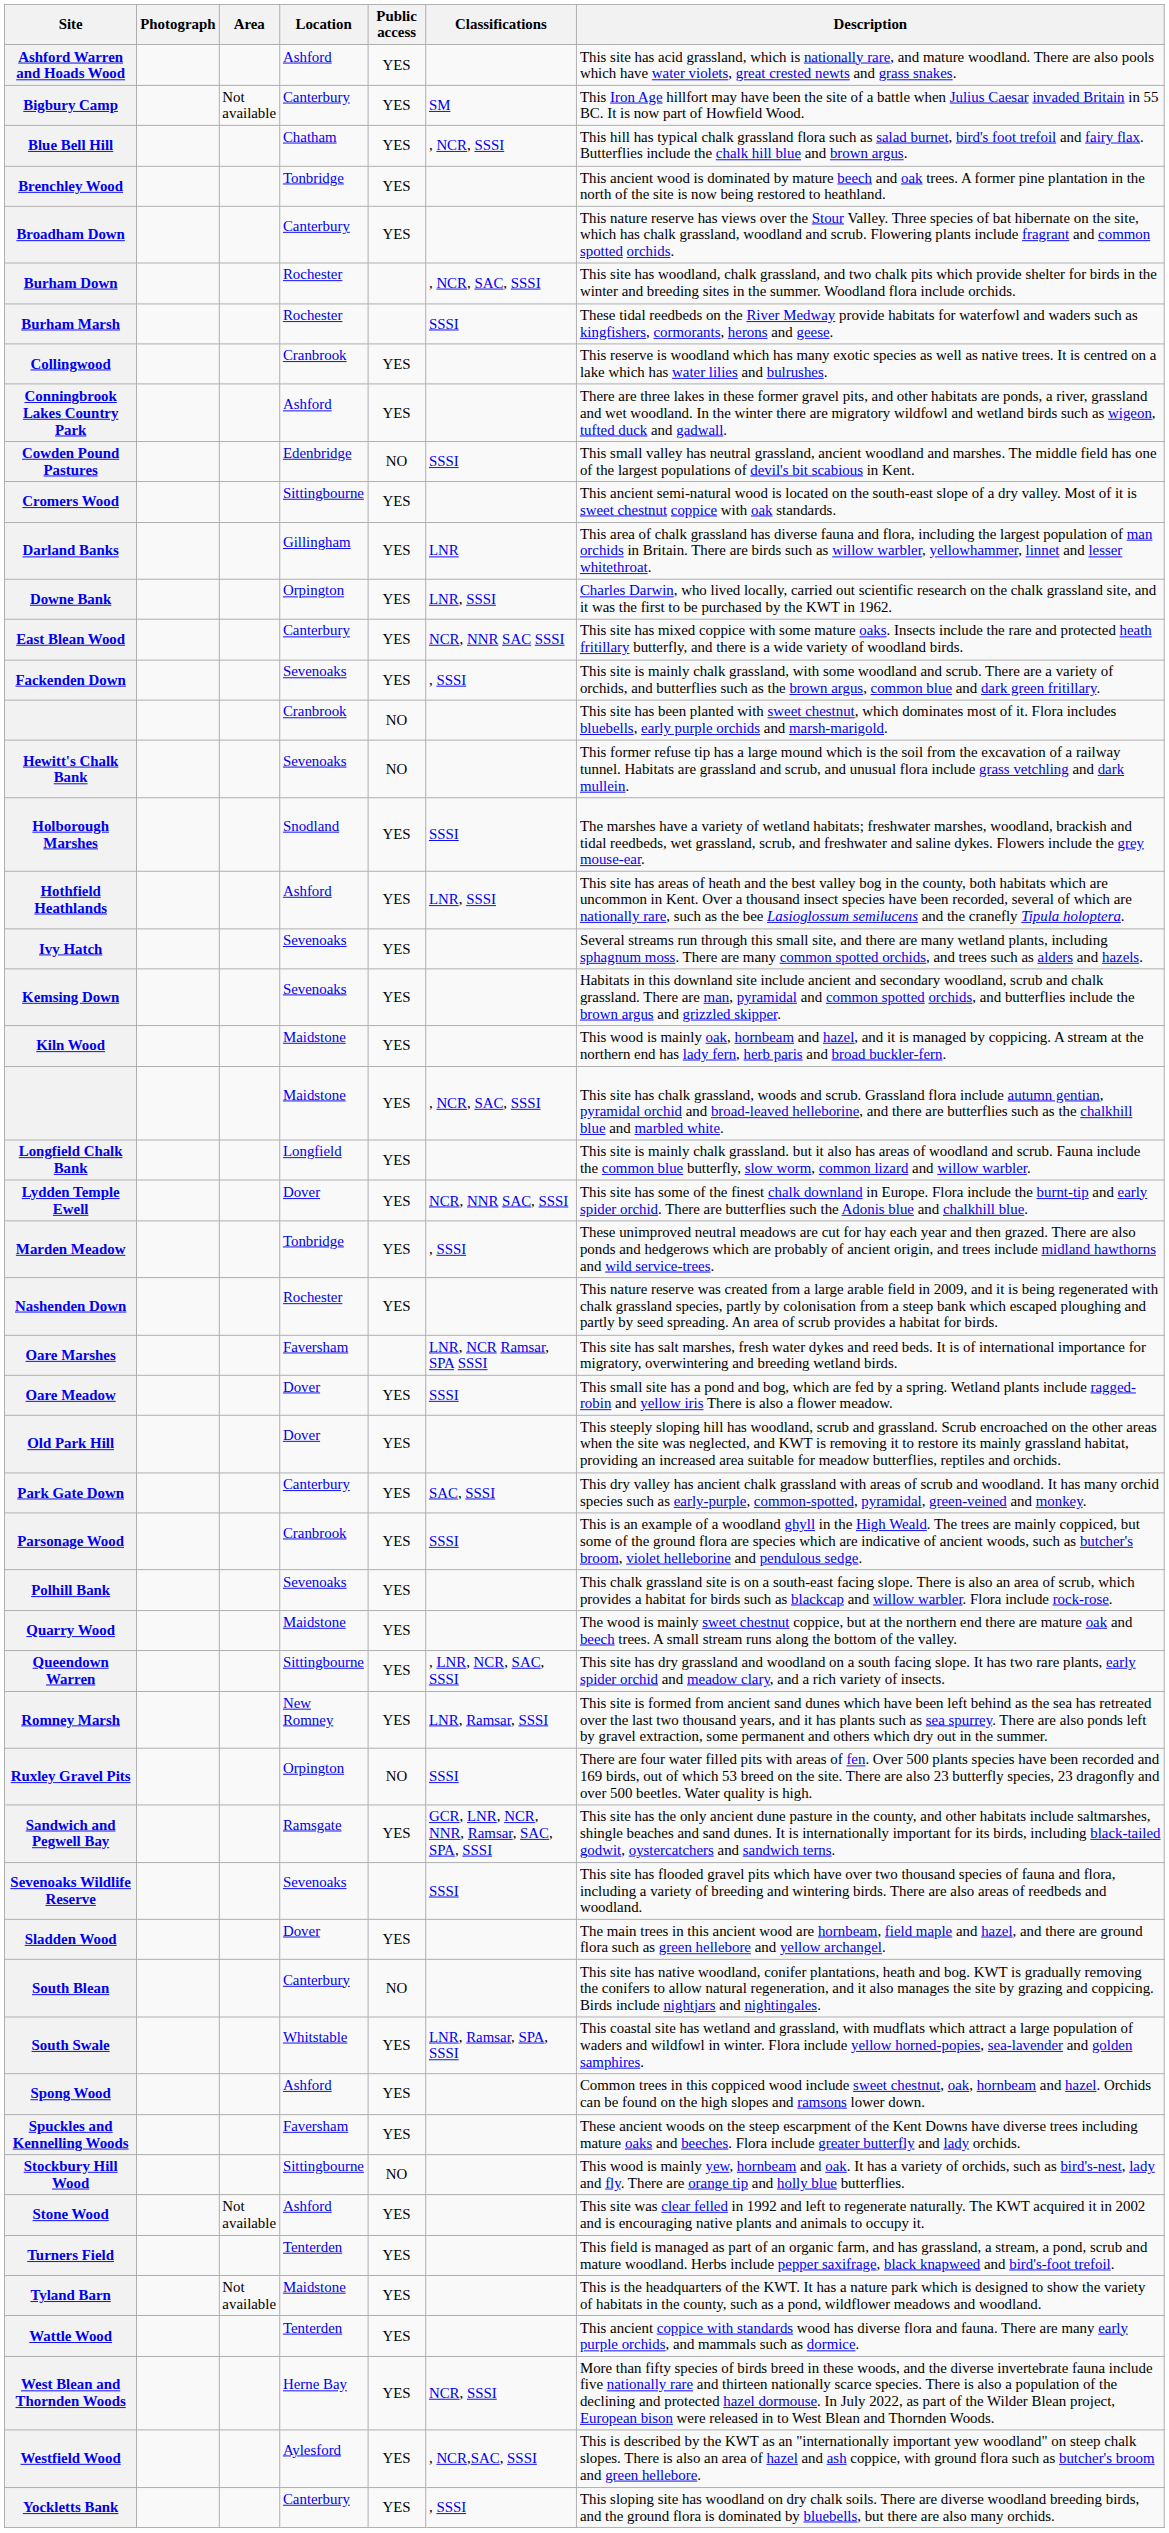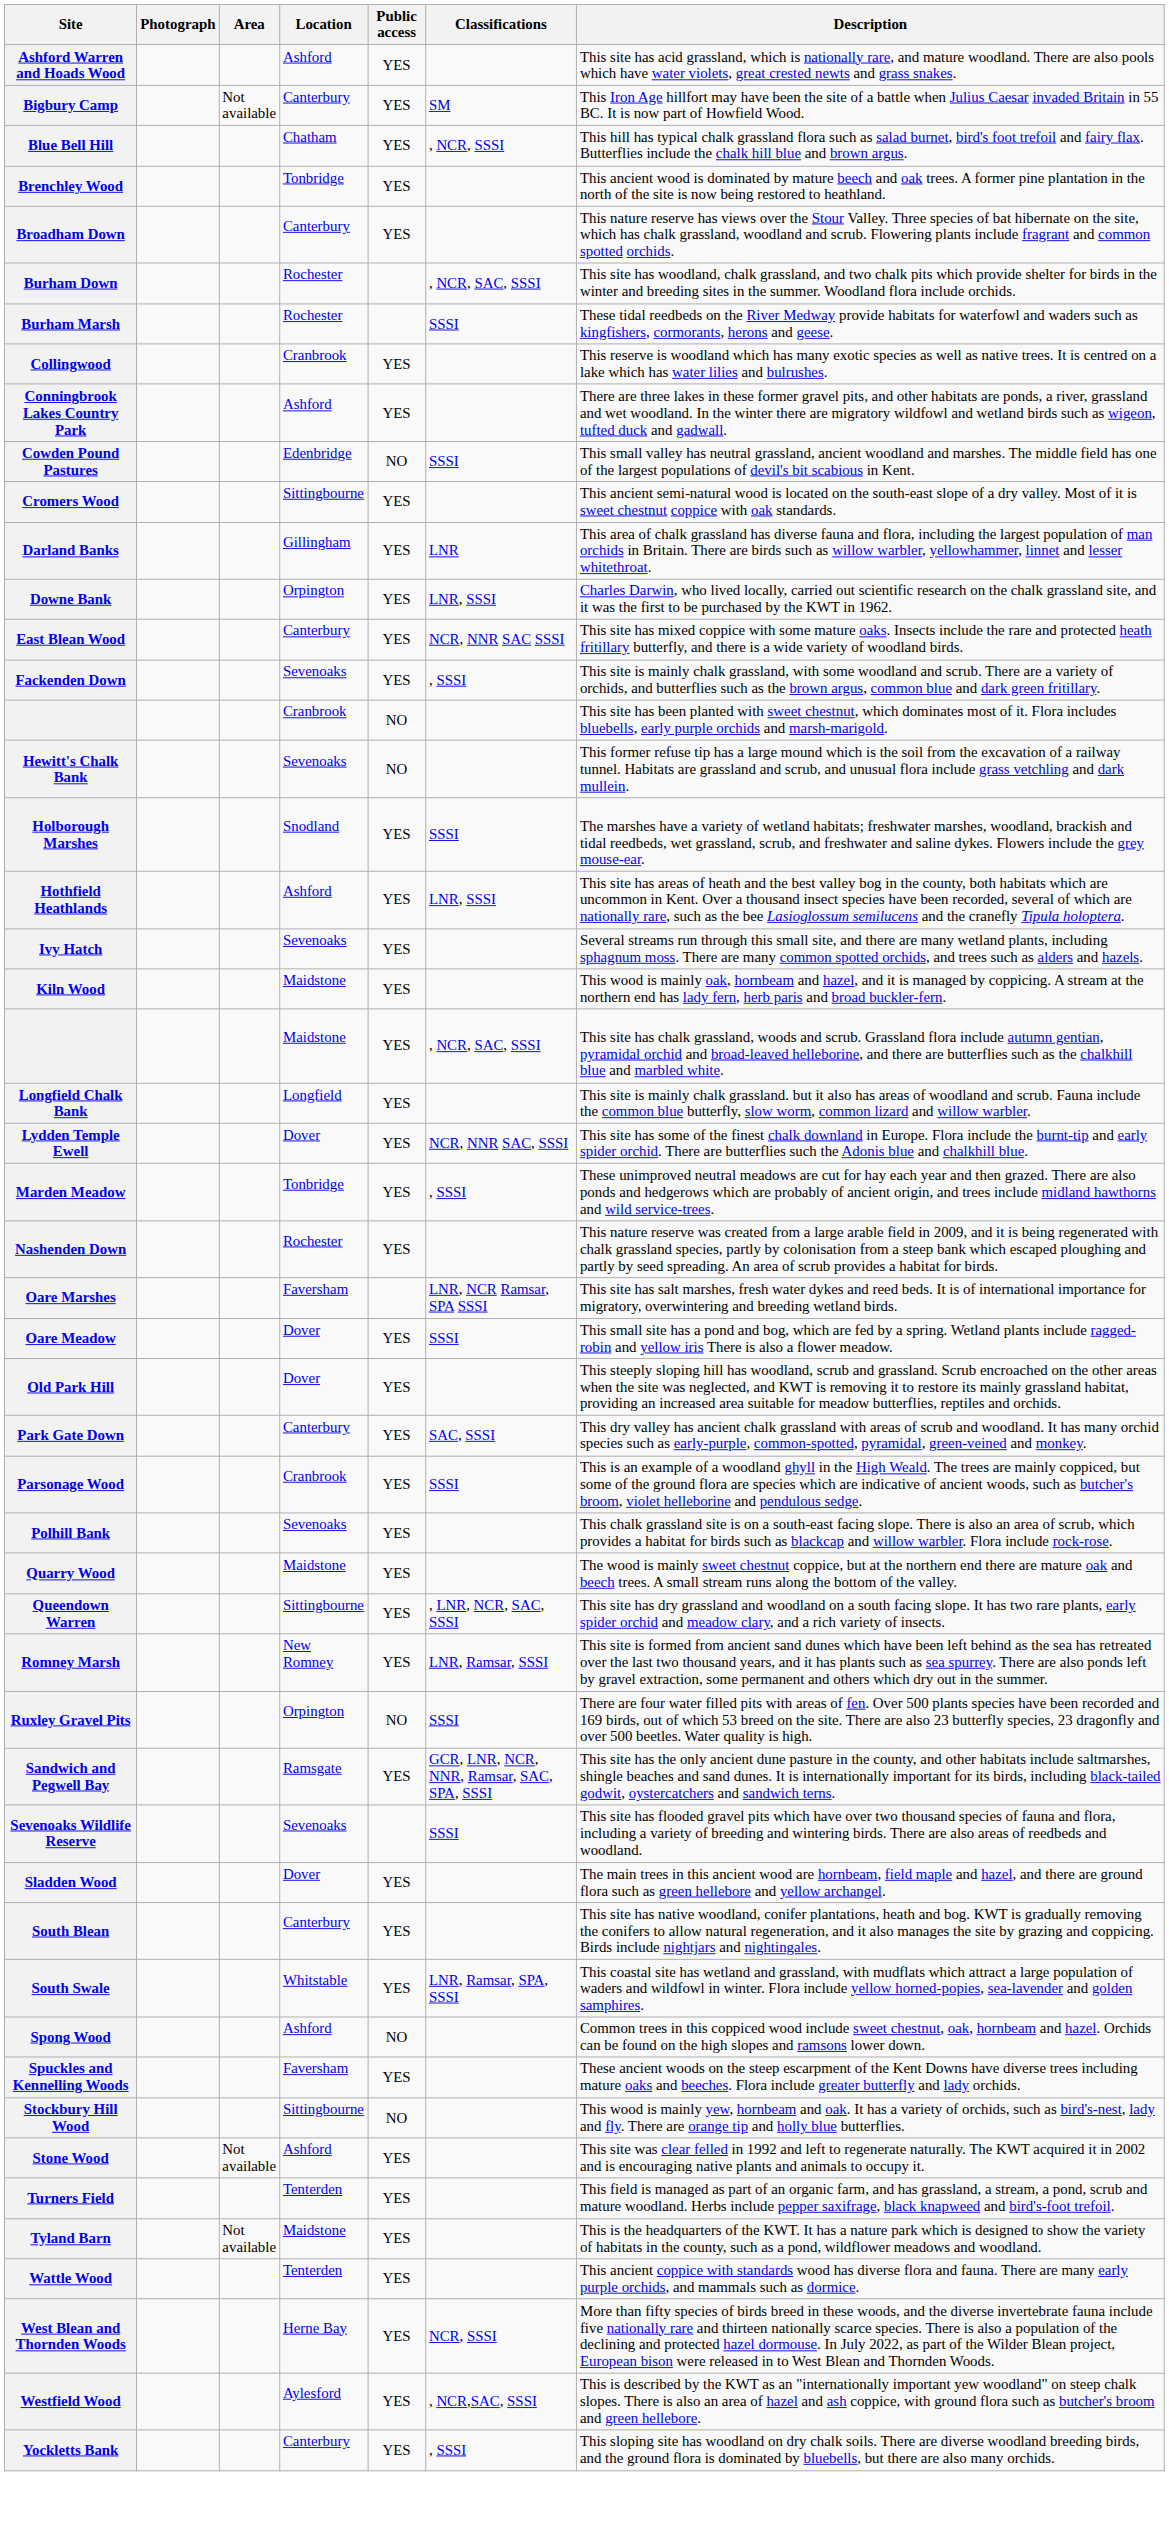- row: (71, 997)
(397, 1988) NO -> (397, 1931) YES
(397, 2094) YES -> (397, 2036) NO
